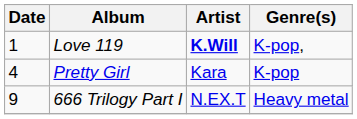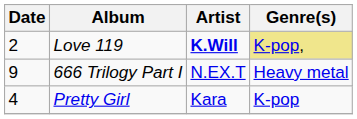(13, 45) 1 -> (13, 45) 2
(279, 45) no background -> (279, 45) khaki background
rows swapped: (92, 72) <-> (118, 99)
